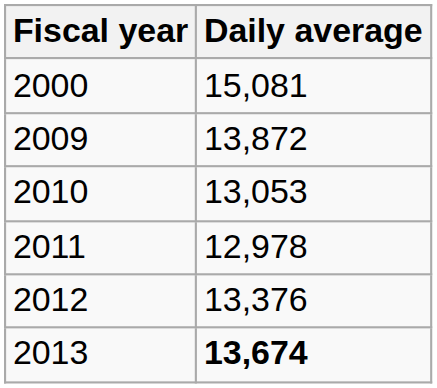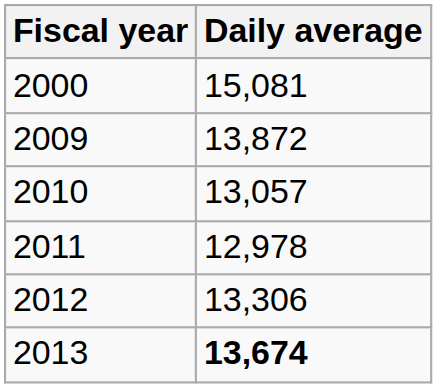(256, 192) 13,053 -> (256, 192) 13,057
(256, 300) 13,376 -> (256, 300) 13,306
